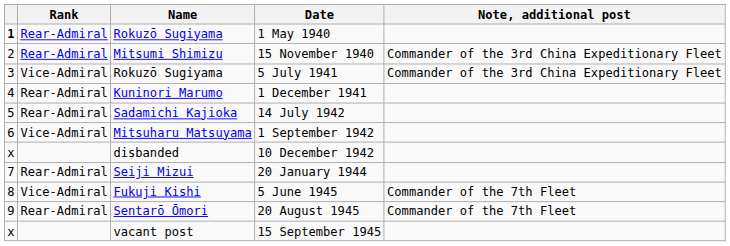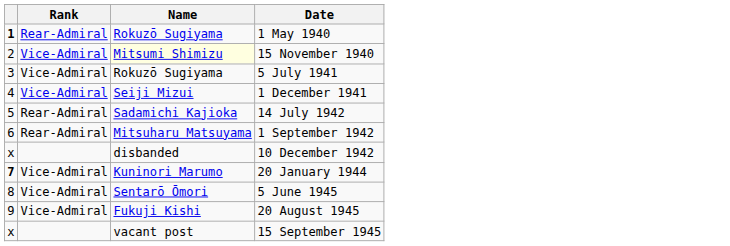- column: (554, 14)
(64, 54) Rear-Admiral -> (64, 54) Vice-Admiral
(168, 54) no background -> (168, 54) lightyellow background
(64, 93) Rear-Admiral -> (64, 93) Vice-Admiral
(168, 93) Kuninori Marumo -> (154, 93) Seiji Mizui
(64, 133) Vice-Admiral -> (64, 133) Rear-Admiral
(11, 172) normal -> (11, 172) bold
(64, 172) Rear-Admiral -> (64, 172) Vice-Admiral
(154, 172) Seiji Mizui -> (168, 172) Kuninori Marumo
(157, 192) Fukuji Kishi -> (161, 192) Sentarō Ōmori
(64, 211) Rear-Admiral -> (64, 211) Vice-Admiral
(161, 211) Sentarō Ōmori -> (157, 211) Fukuji Kishi
